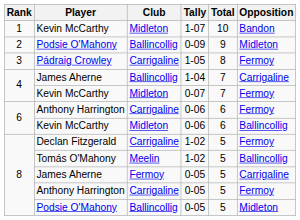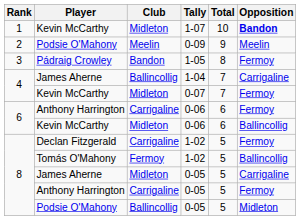(257, 28) normal -> (258, 28) bold
(154, 45) Ballincollig -> (144, 45) Meelin
(259, 45) Midleton -> (254, 45) Meelin
(154, 61) Carrigaline -> (147, 61) Bandon
(144, 158) Meelin -> (147, 158) Fermoy
(147, 175) Fermoy -> (149, 175) Midleton
